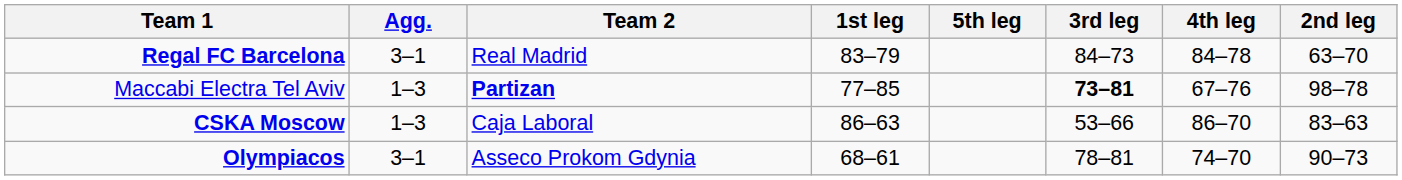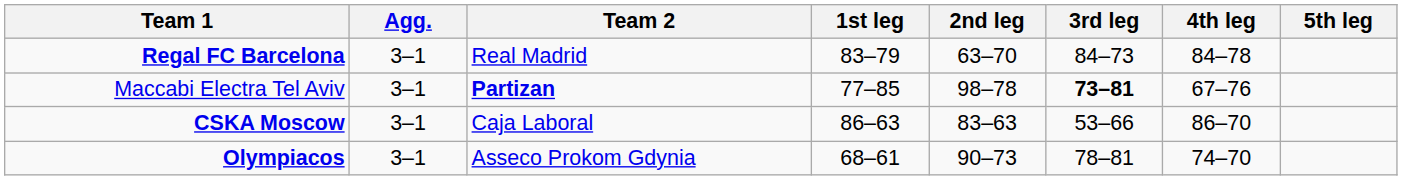columns swapped: (1338, 21) <-> (987, 21)
(408, 89) 1–3 -> (408, 89) 3–1
(408, 123) 1–3 -> (408, 123) 3–1
